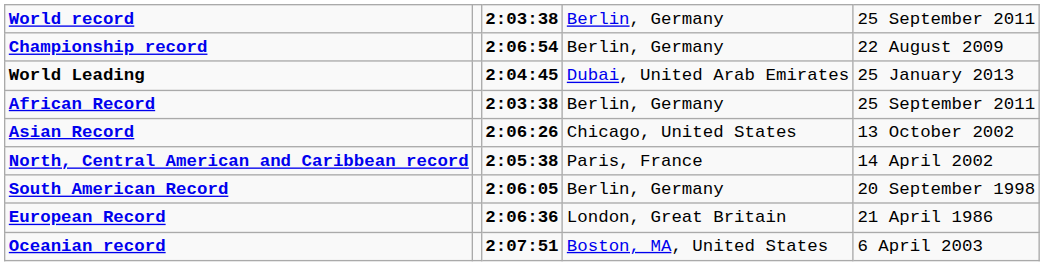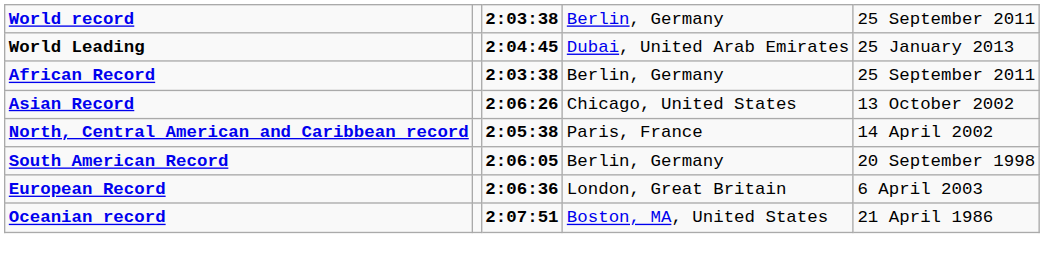- row: (108, 47)
(925, 218) 21 April 1986 -> (920, 189) 6 April 2003
(920, 246) 6 April 2003 -> (925, 218) 21 April 1986
